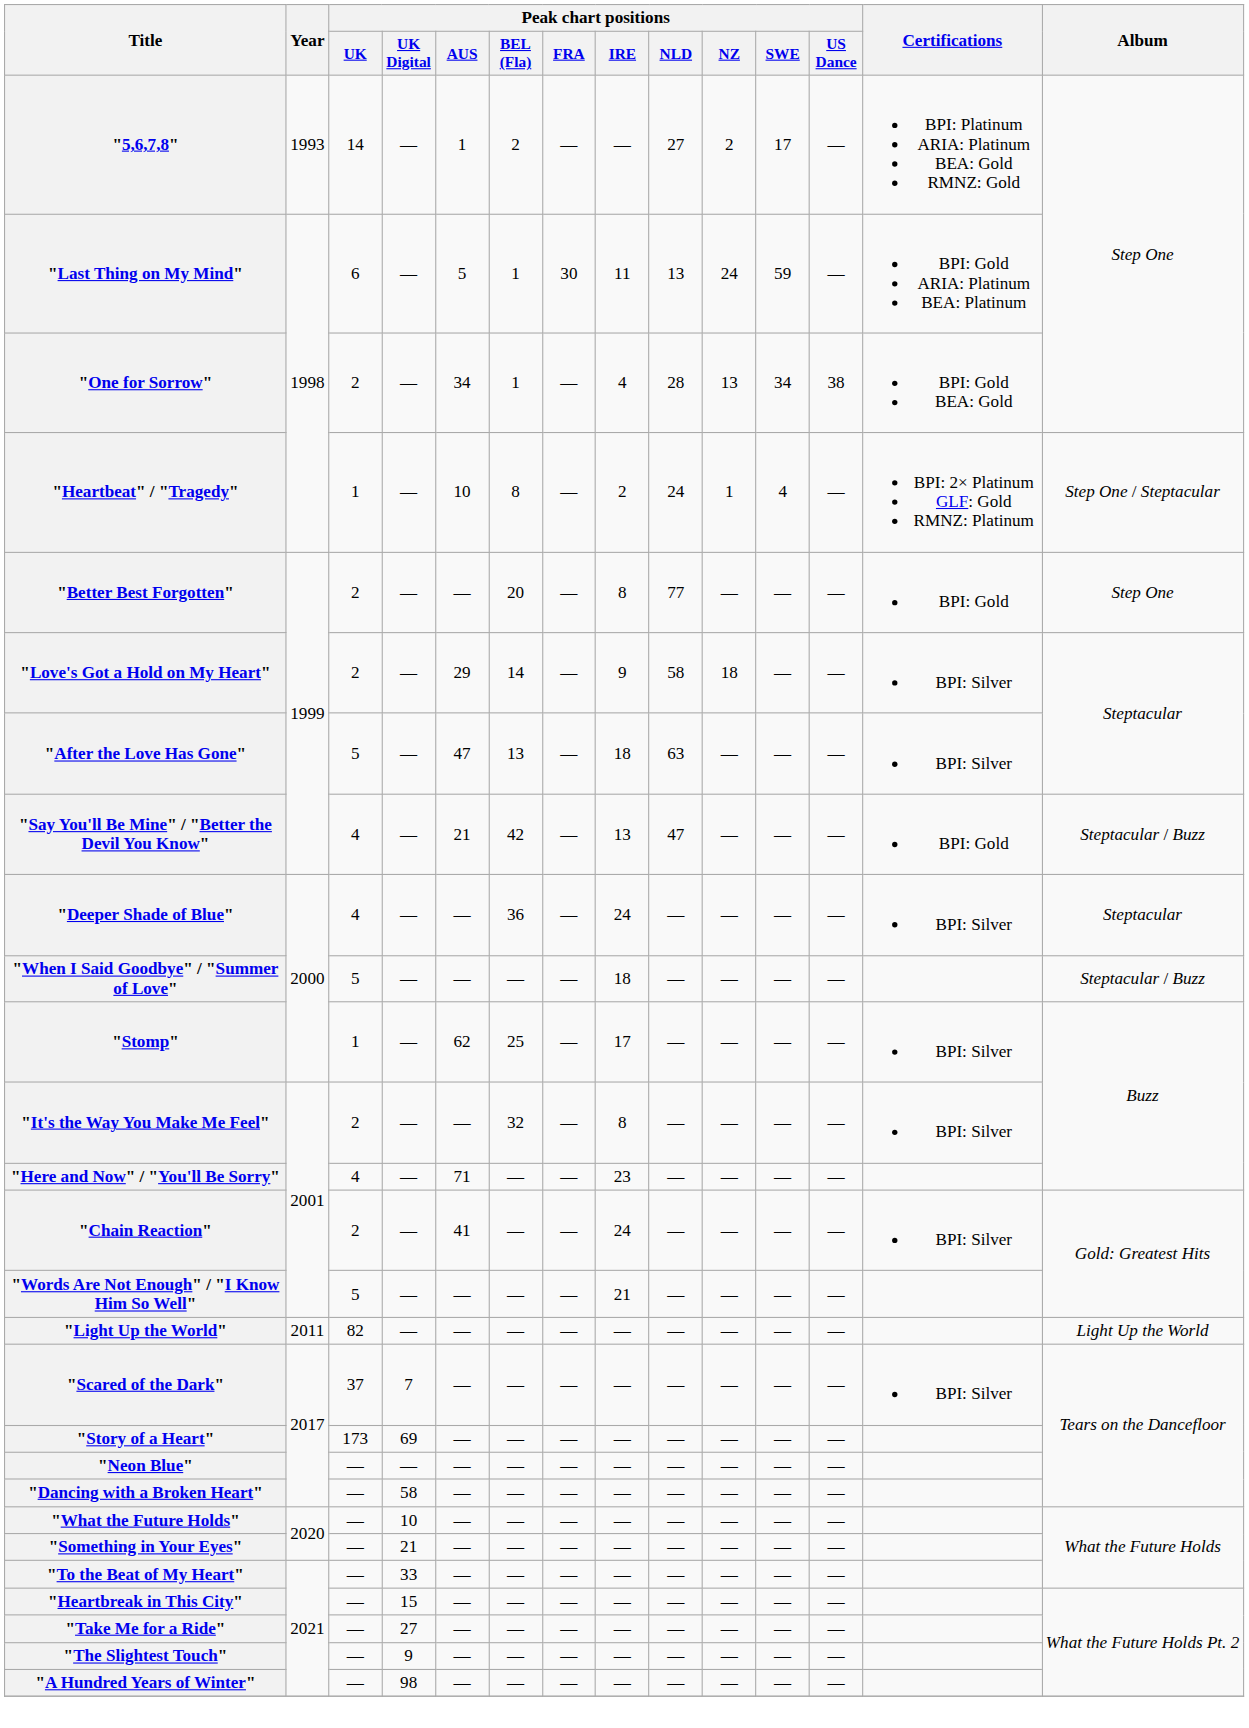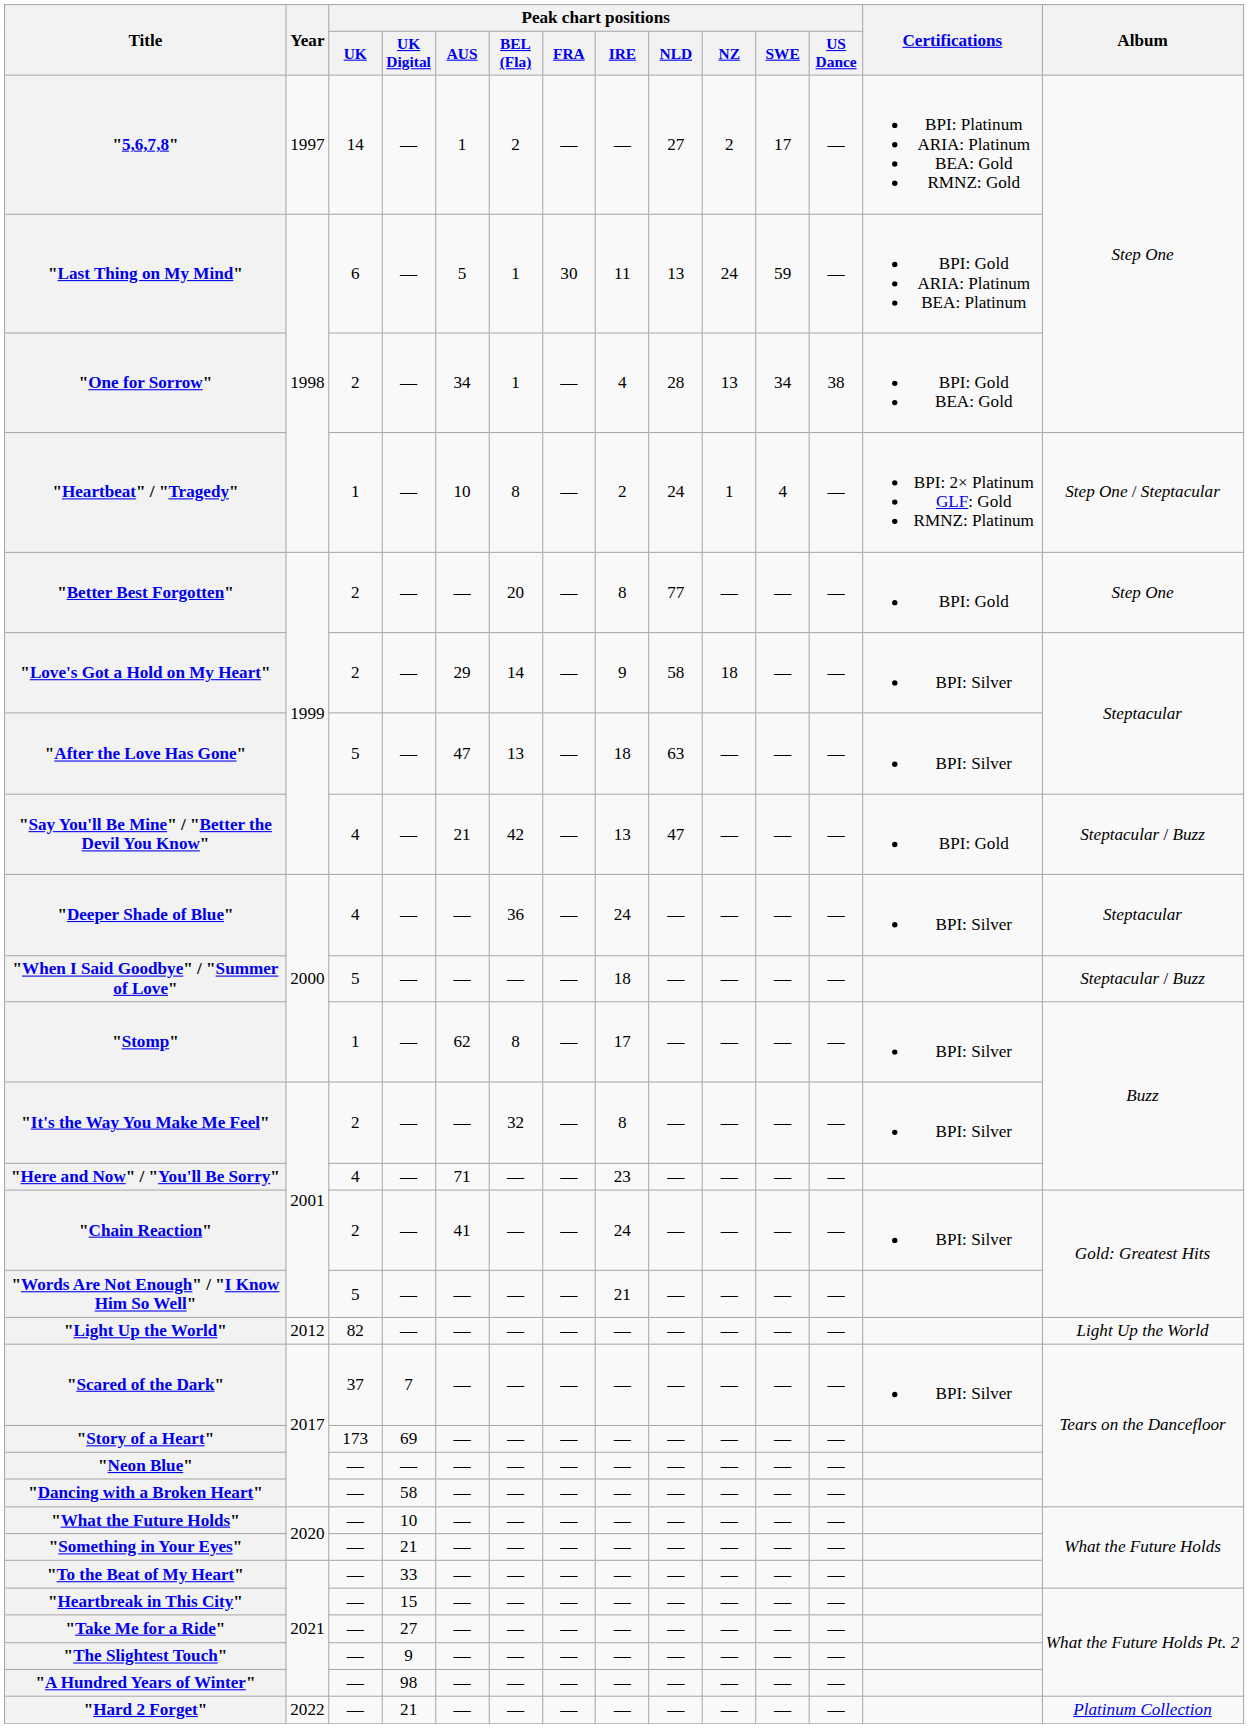(307, 144) 1993 -> (307, 144) 1997
(515, 1041) 25 -> (515, 1041) 8
(307, 1330) 2011 -> (307, 1330) 2012
+ row: (145, 1710)
